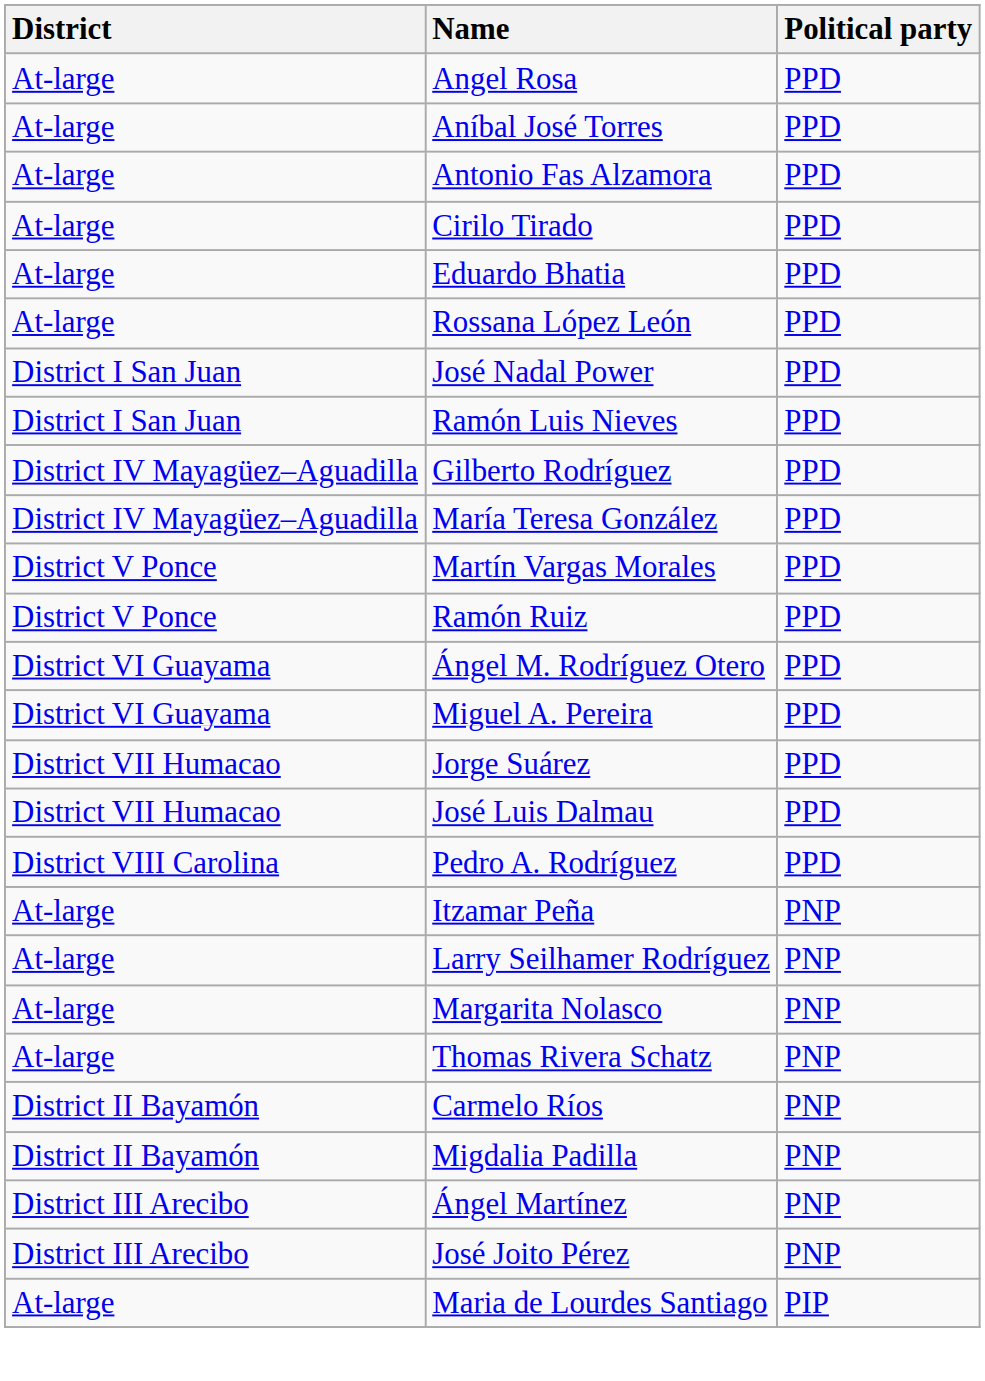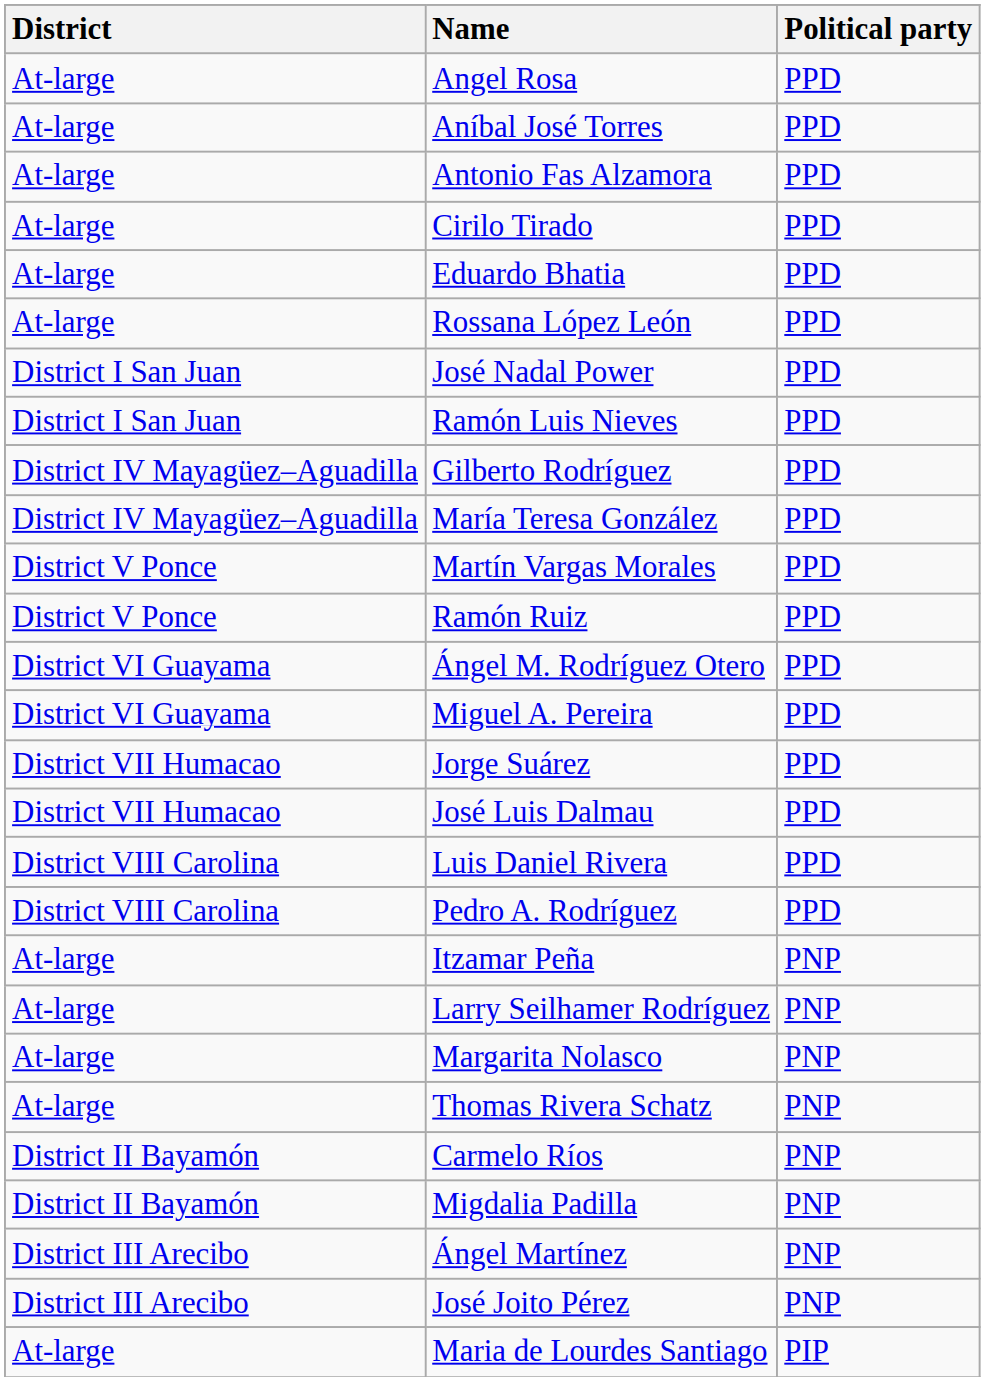+ row: (550, 861)
